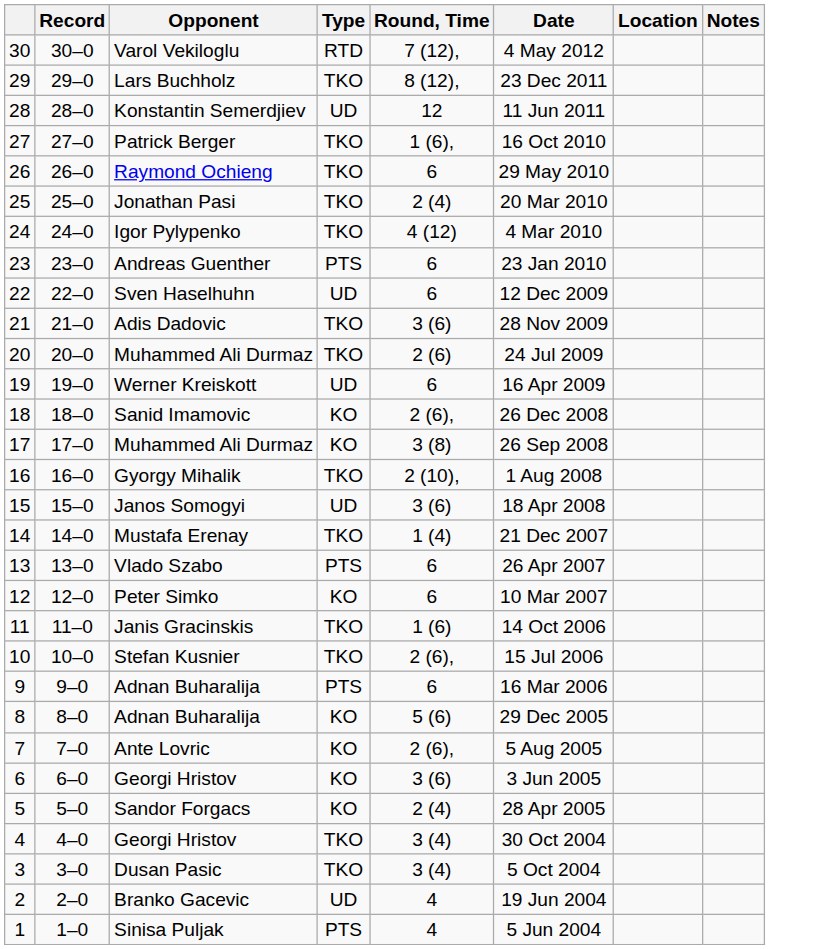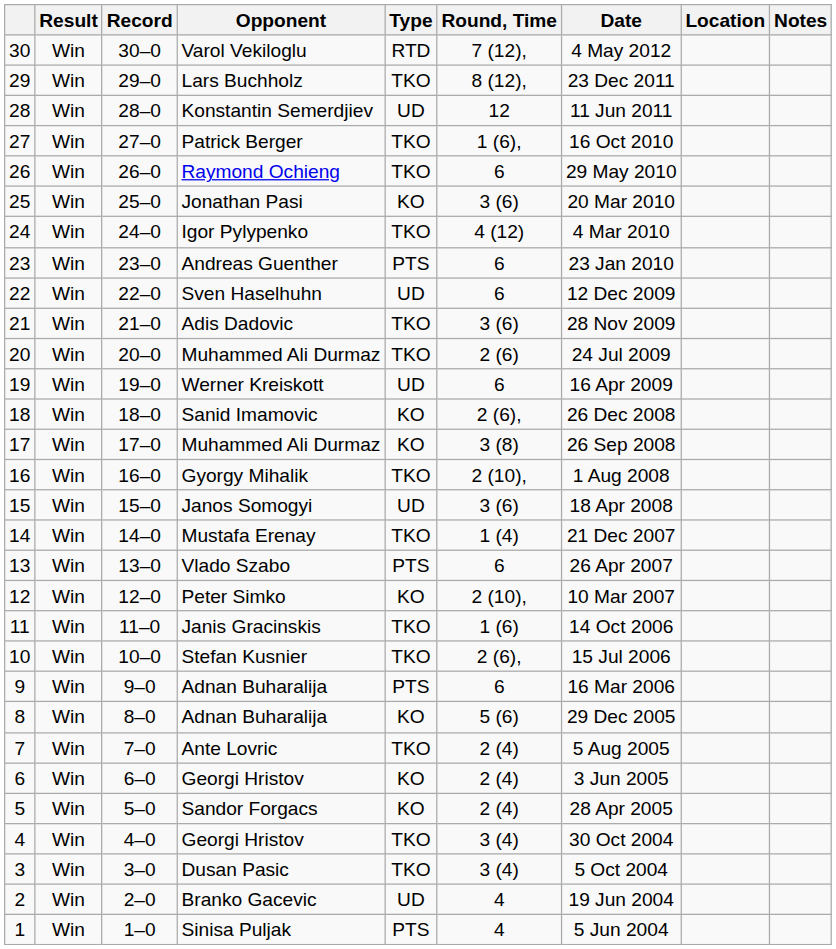+ column: (69, 20)
(344, 202) TKO -> (411, 202) KO
(432, 202) 2 (4) -> (499, 202) 3 (6)
(432, 596) 6 -> (499, 596) 2 (10),
(344, 748) KO -> (411, 748) TKO
(432, 748) 2 (6), -> (499, 748) 2 (4)
(432, 778) 3 (6) -> (499, 778) 2 (4)
